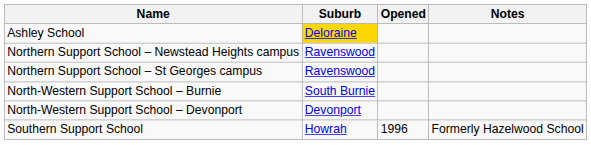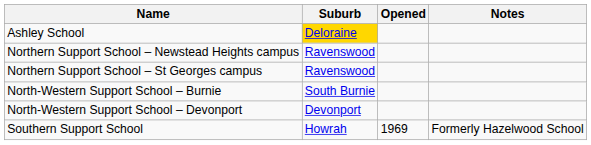(394, 129) 1996 -> (394, 129) 1969
